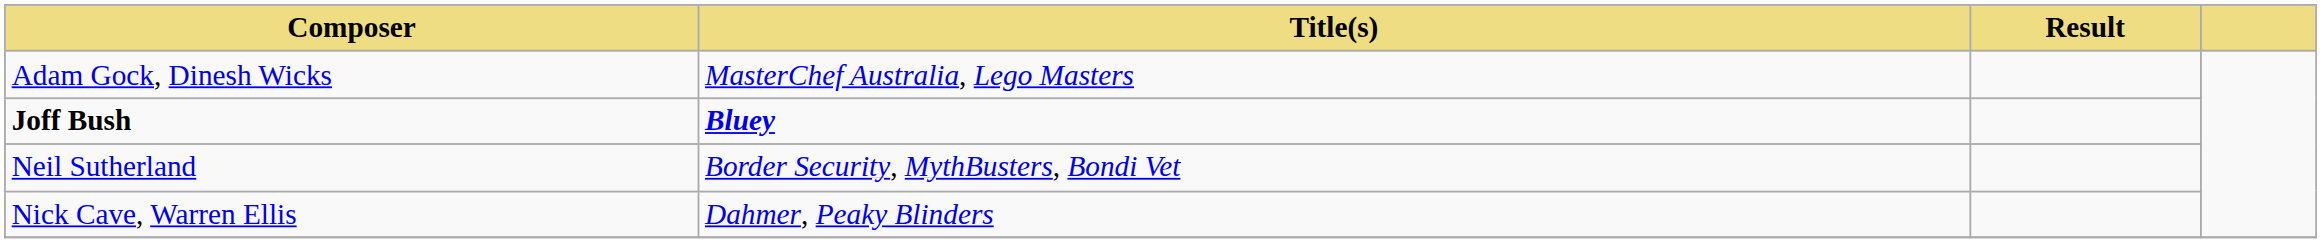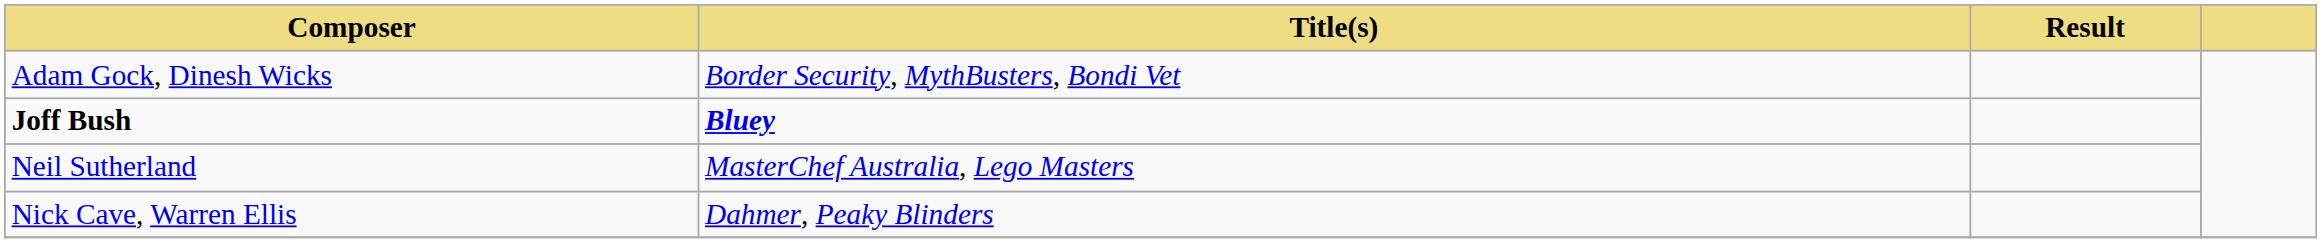(920, 74) MasterChef Australia, Lego Masters -> (943, 74) Border Security, MythBusters, Bondi Vet
(943, 167) Border Security, MythBusters, Bondi Vet -> (920, 167) MasterChef Australia, Lego Masters
